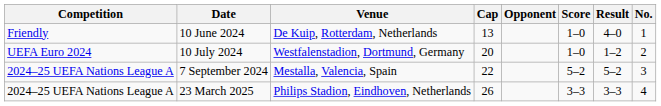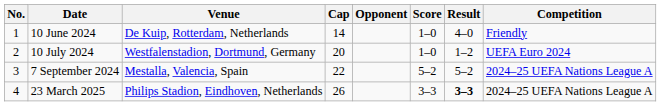columns swapped: (644, 14) <-> (90, 14)
(488, 33) 13 -> (339, 33) 14
(613, 91) normal -> (464, 91) bold
